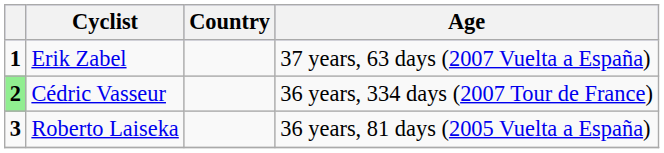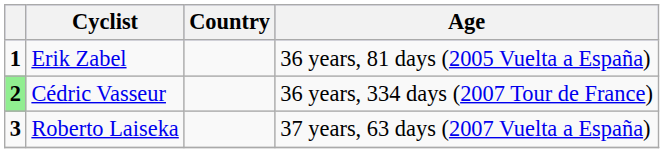(465, 57) 37 years, 63 days (2007 Vuelta a España) -> (465, 57) 36 years, 81 days (2005 Vuelta a España)
(465, 128) 36 years, 81 days (2005 Vuelta a España) -> (465, 128) 37 years, 63 days (2007 Vuelta a España)
